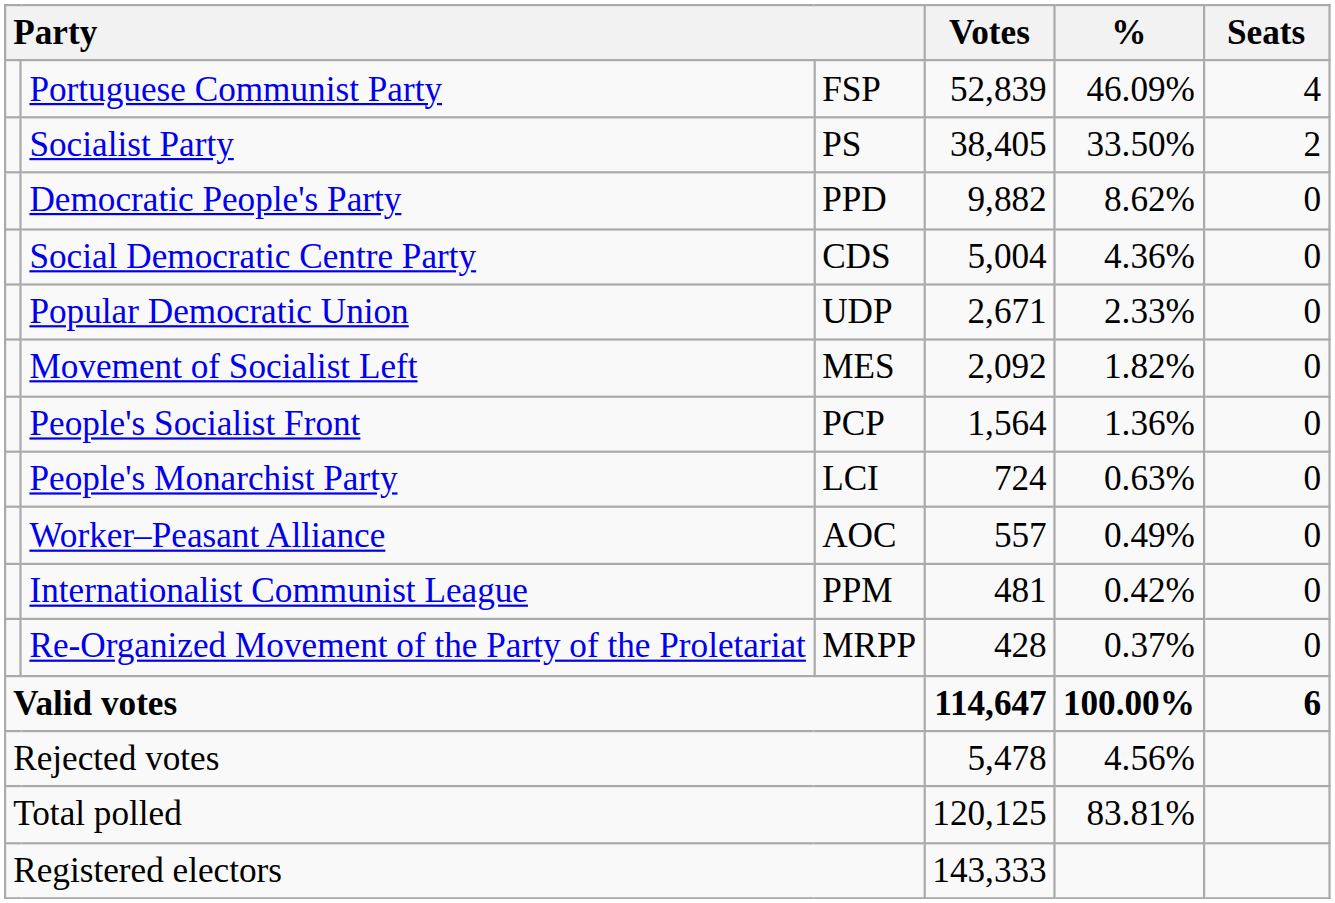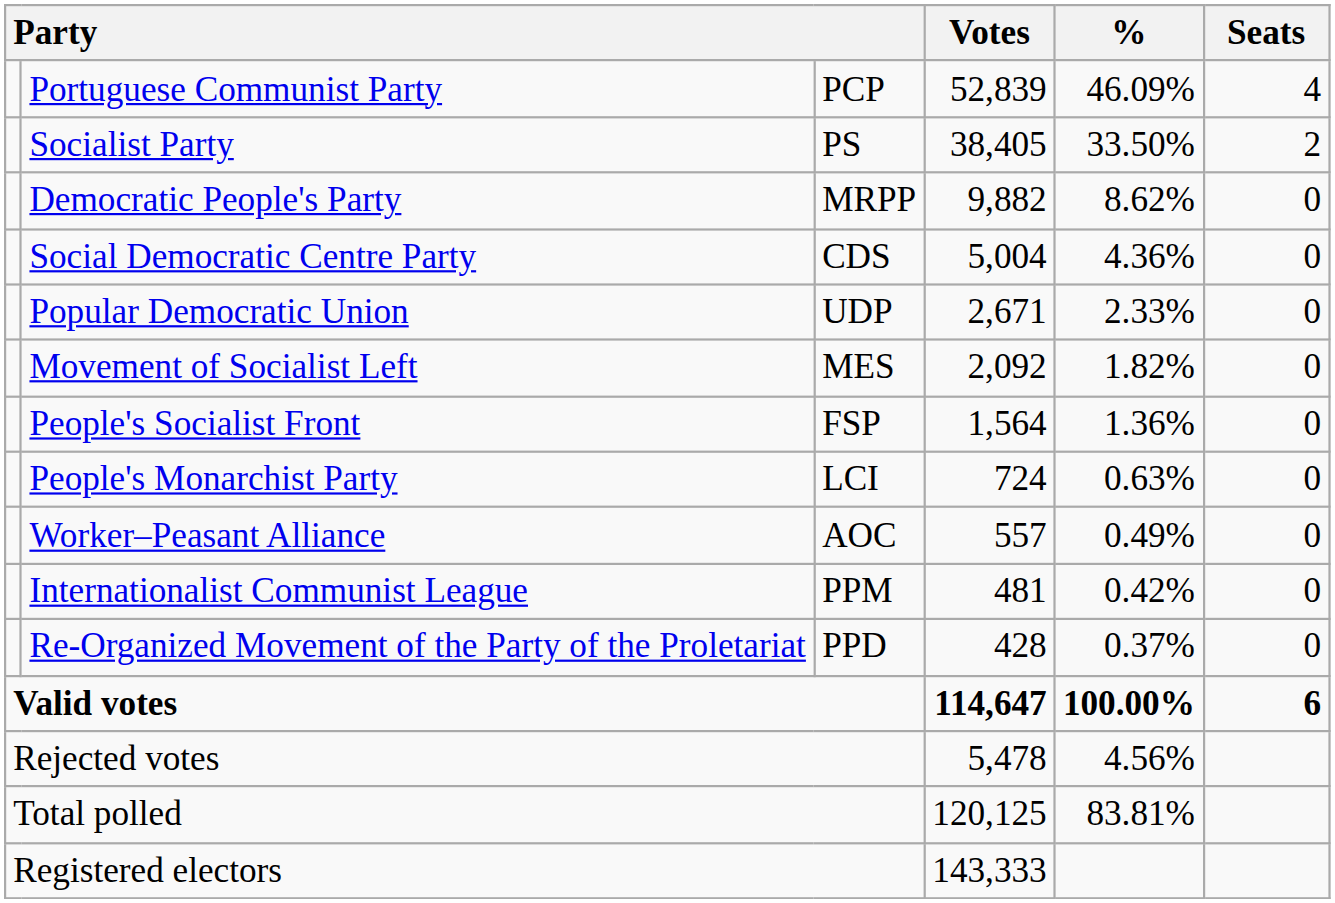(851, 88) FSP -> (853, 88) PCP
(854, 199) PPD -> (869, 199) MRPP
(853, 423) PCP -> (851, 423) FSP
(869, 646) MRPP -> (854, 646) PPD
